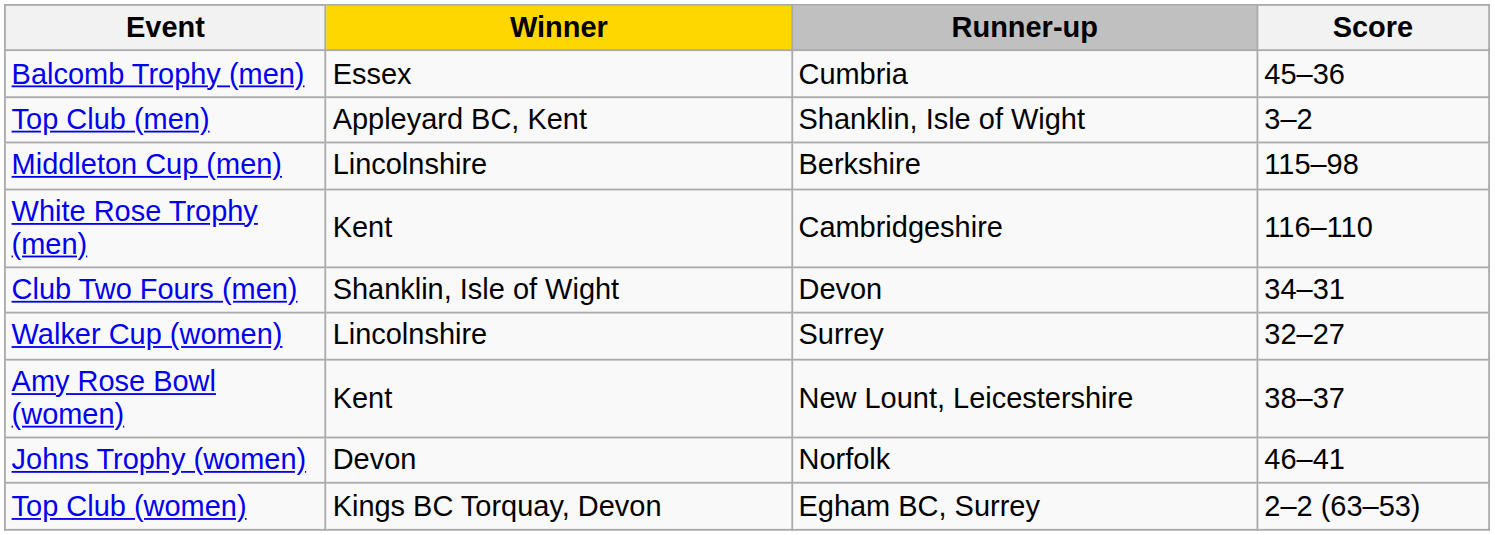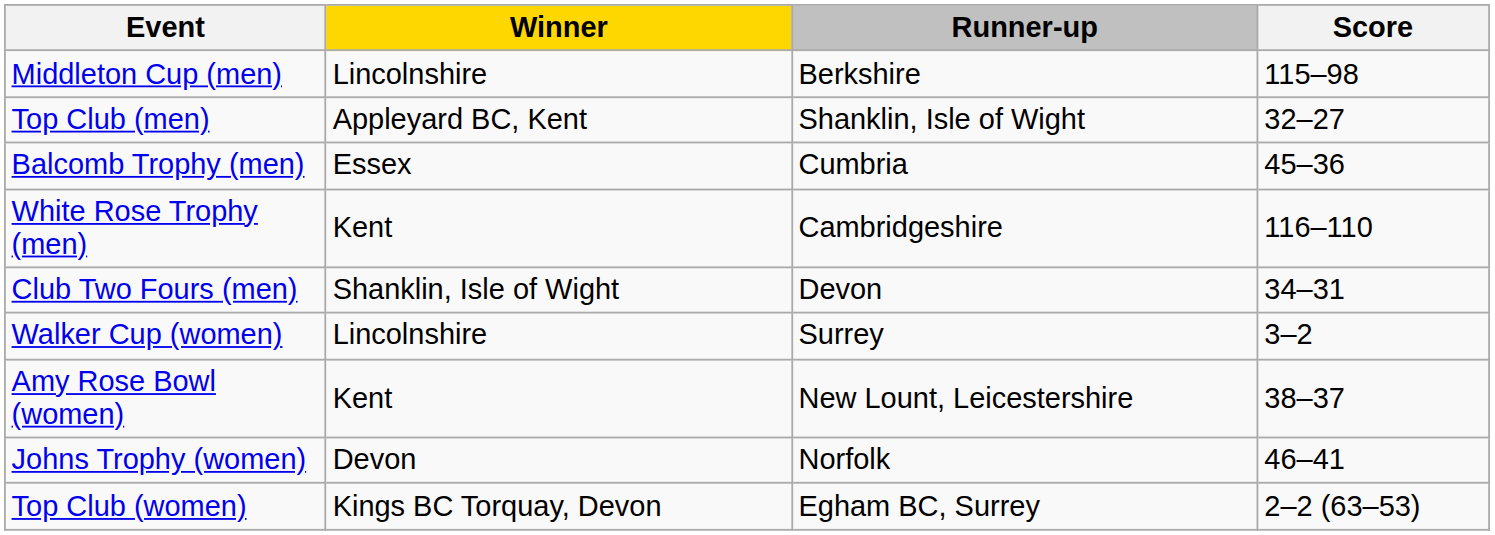rows swapped: (147, 165) <-> (158, 73)
(1288, 119) 3–2 -> (1305, 119) 32–27
(1305, 335) 32–27 -> (1288, 335) 3–2
